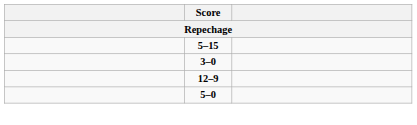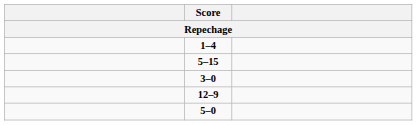+ row: (208, 45)
